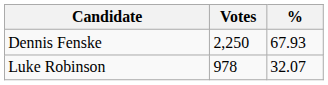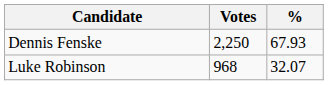(225, 67) 978 -> (225, 67) 968
